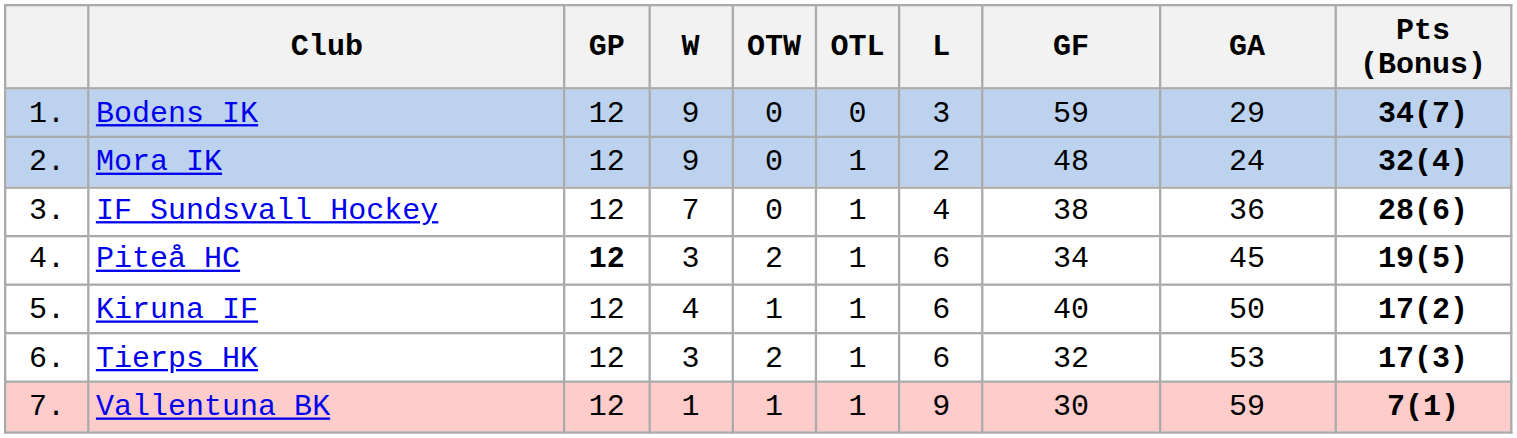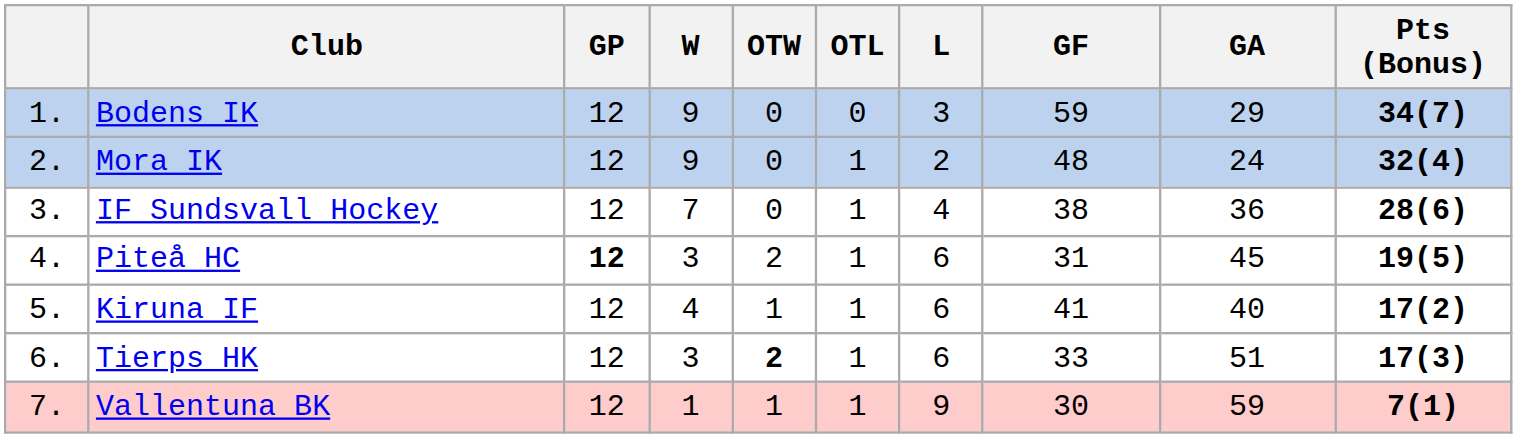(1071, 260) 34 -> (1071, 260) 31
(1071, 309) 40 -> (1071, 309) 41
(1247, 309) 50 -> (1247, 309) 40
(774, 358) normal -> (774, 358) bold
(1071, 358) 32 -> (1071, 358) 33
(1247, 358) 53 -> (1247, 358) 51
